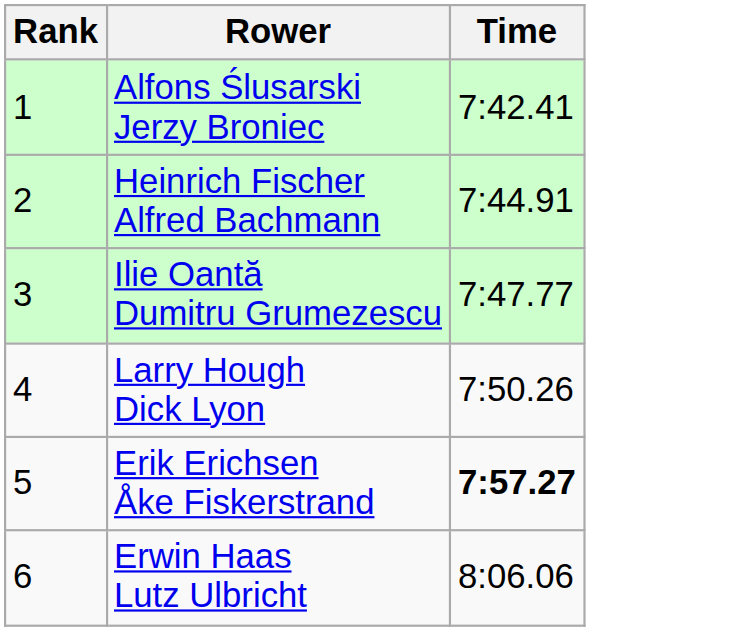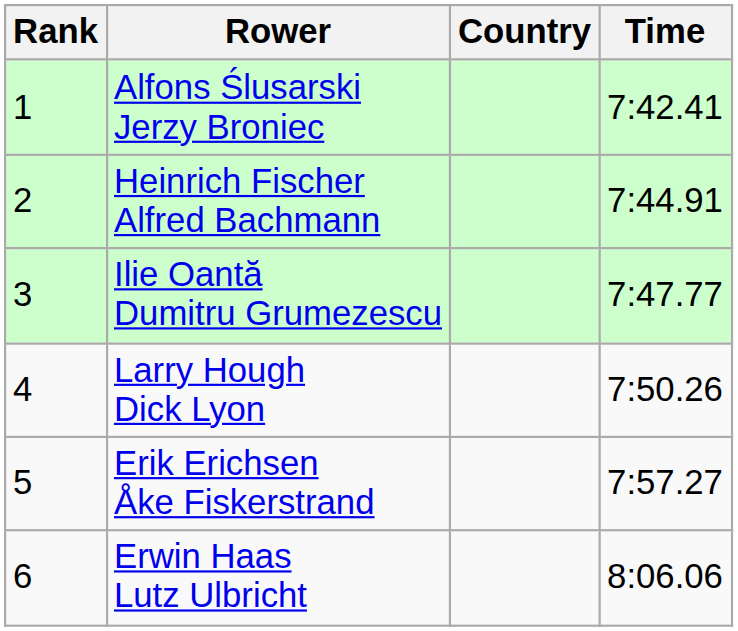+ column: (525, 32)
(517, 483) bold -> (665, 483) normal
